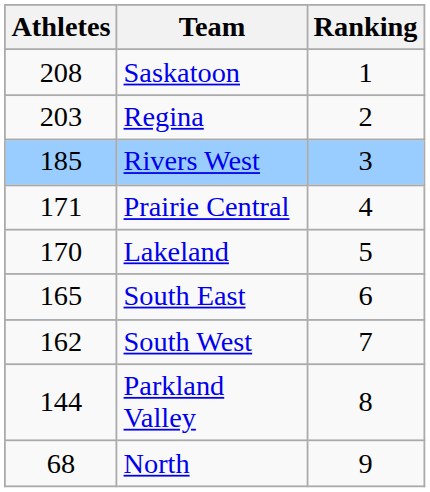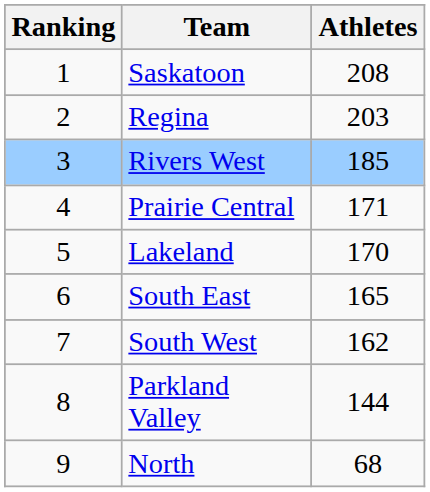columns swapped: (366, 26) <-> (61, 26)
